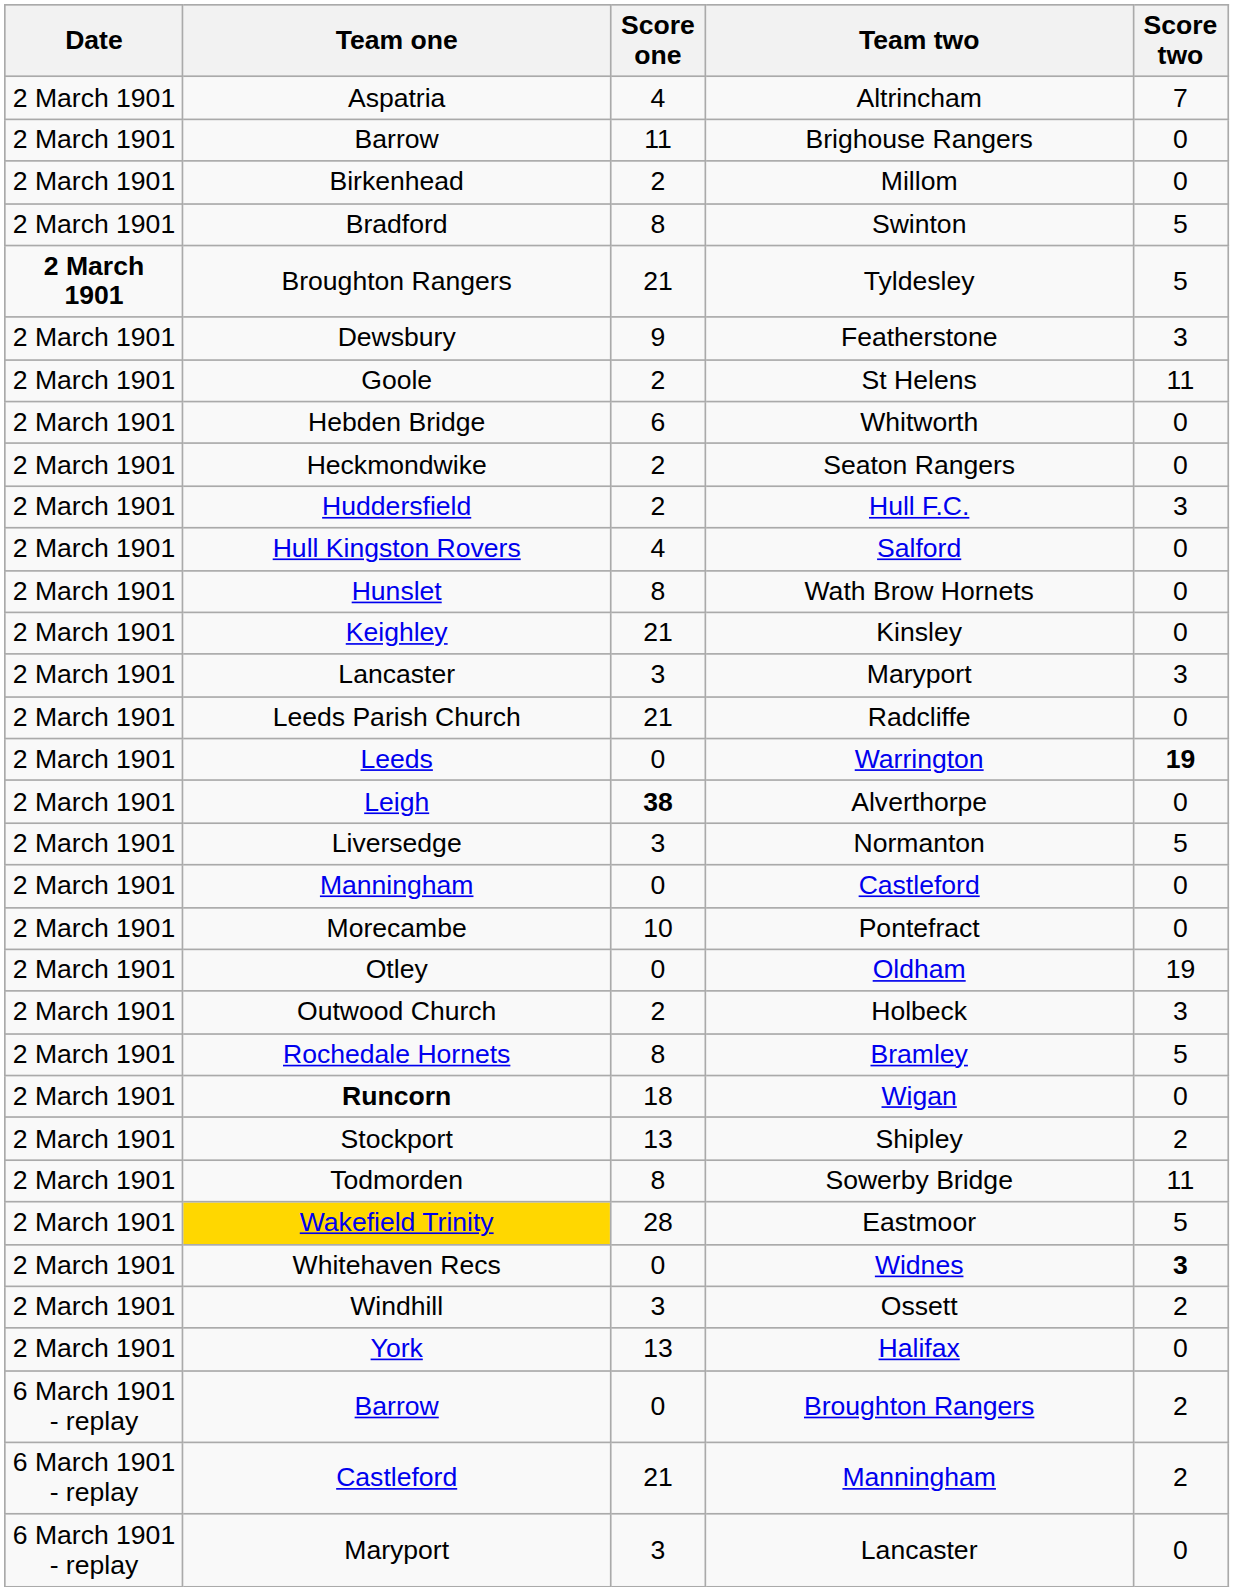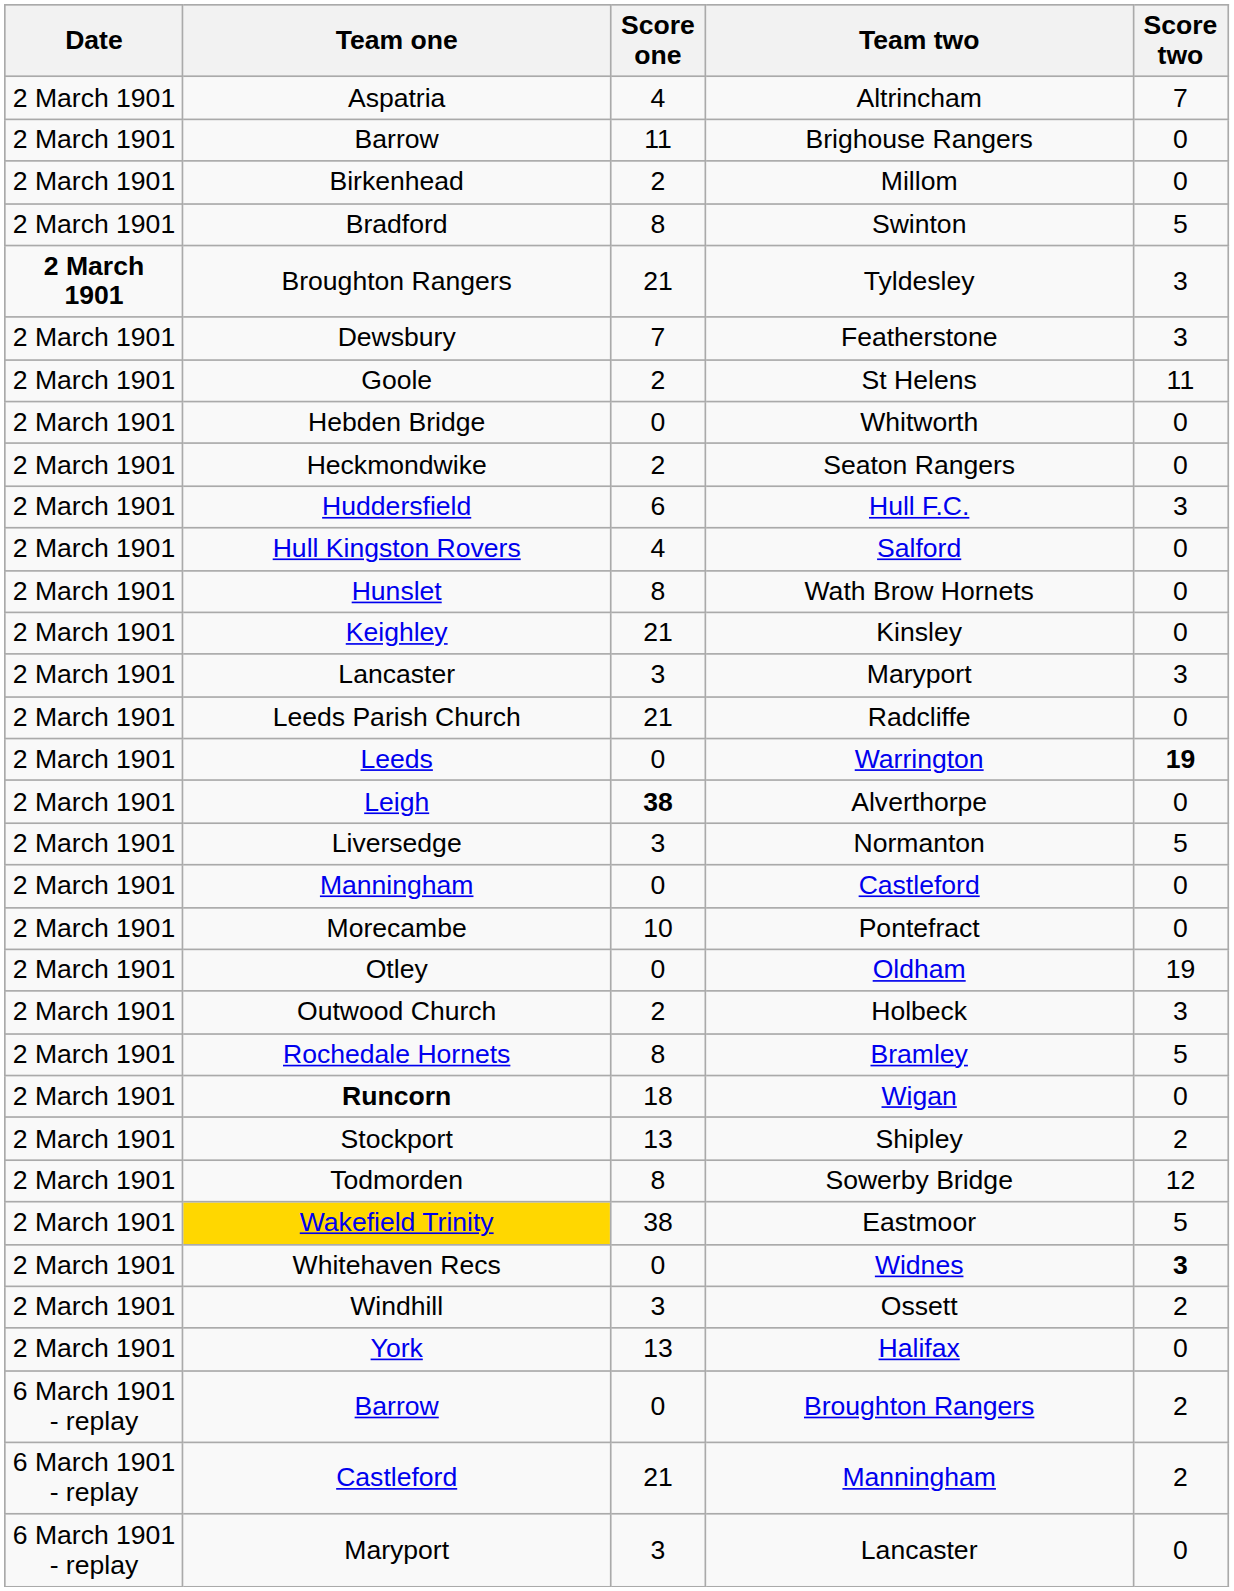(1180, 280) 5 -> (1180, 280) 3
(658, 338) 9 -> (658, 338) 7
(658, 422) 6 -> (658, 422) 0
(658, 506) 2 -> (658, 506) 6
(1180, 1180) 11 -> (1180, 1180) 12
(658, 1222) 28 -> (658, 1222) 38
